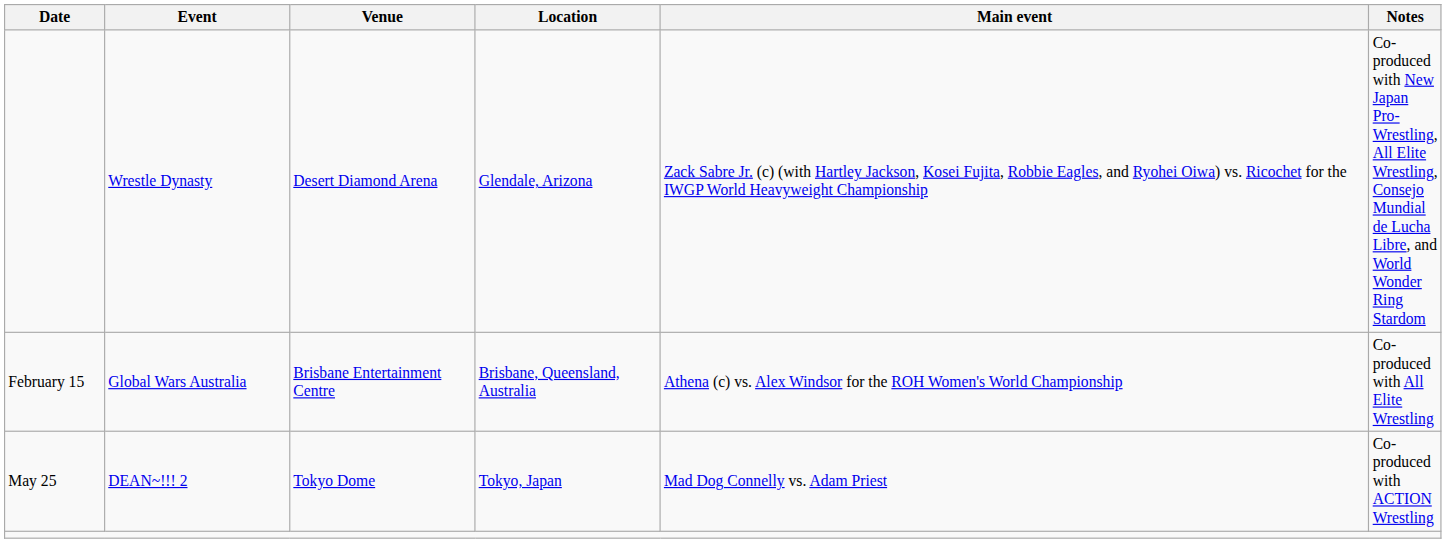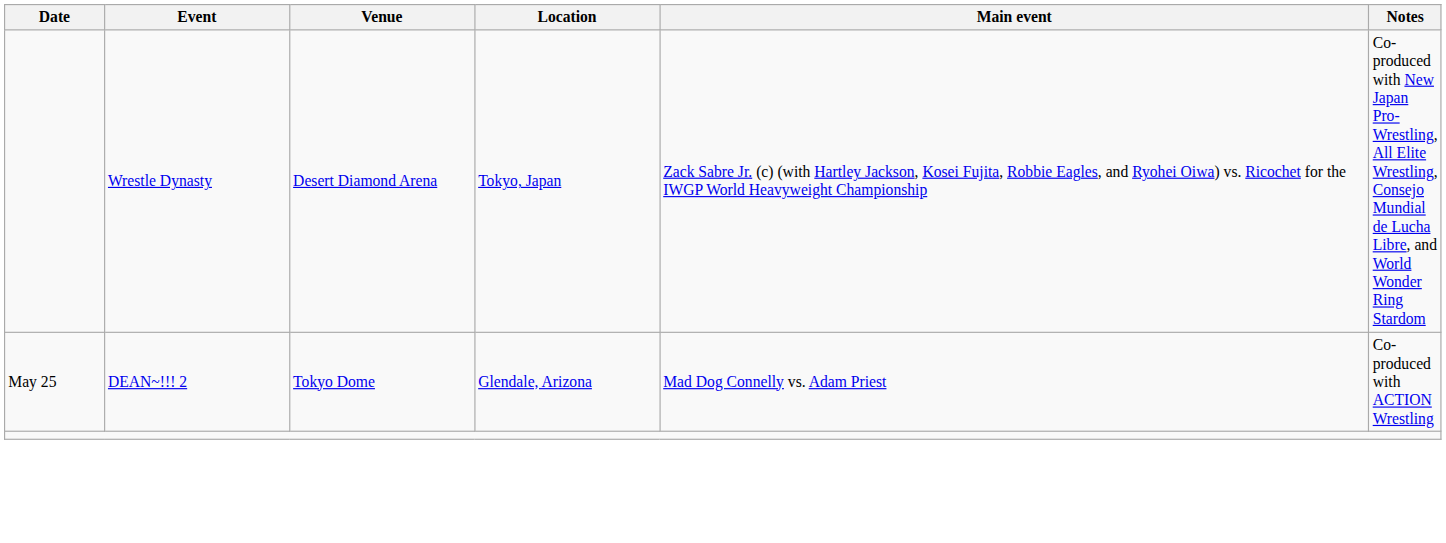(536, 180) Glendale, Arizona -> (520, 180) Tokyo, Japan
- row: (177, 381)
(520, 480) Tokyo, Japan -> (535, 381) Glendale, Arizona
